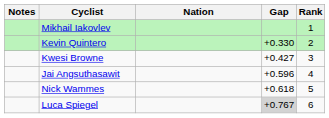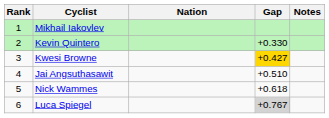columns swapped: (311, 12) <-> (22, 12)
(279, 58) no background -> (272, 58) gold background
(279, 74) +0.596 -> (272, 74) +0.510
